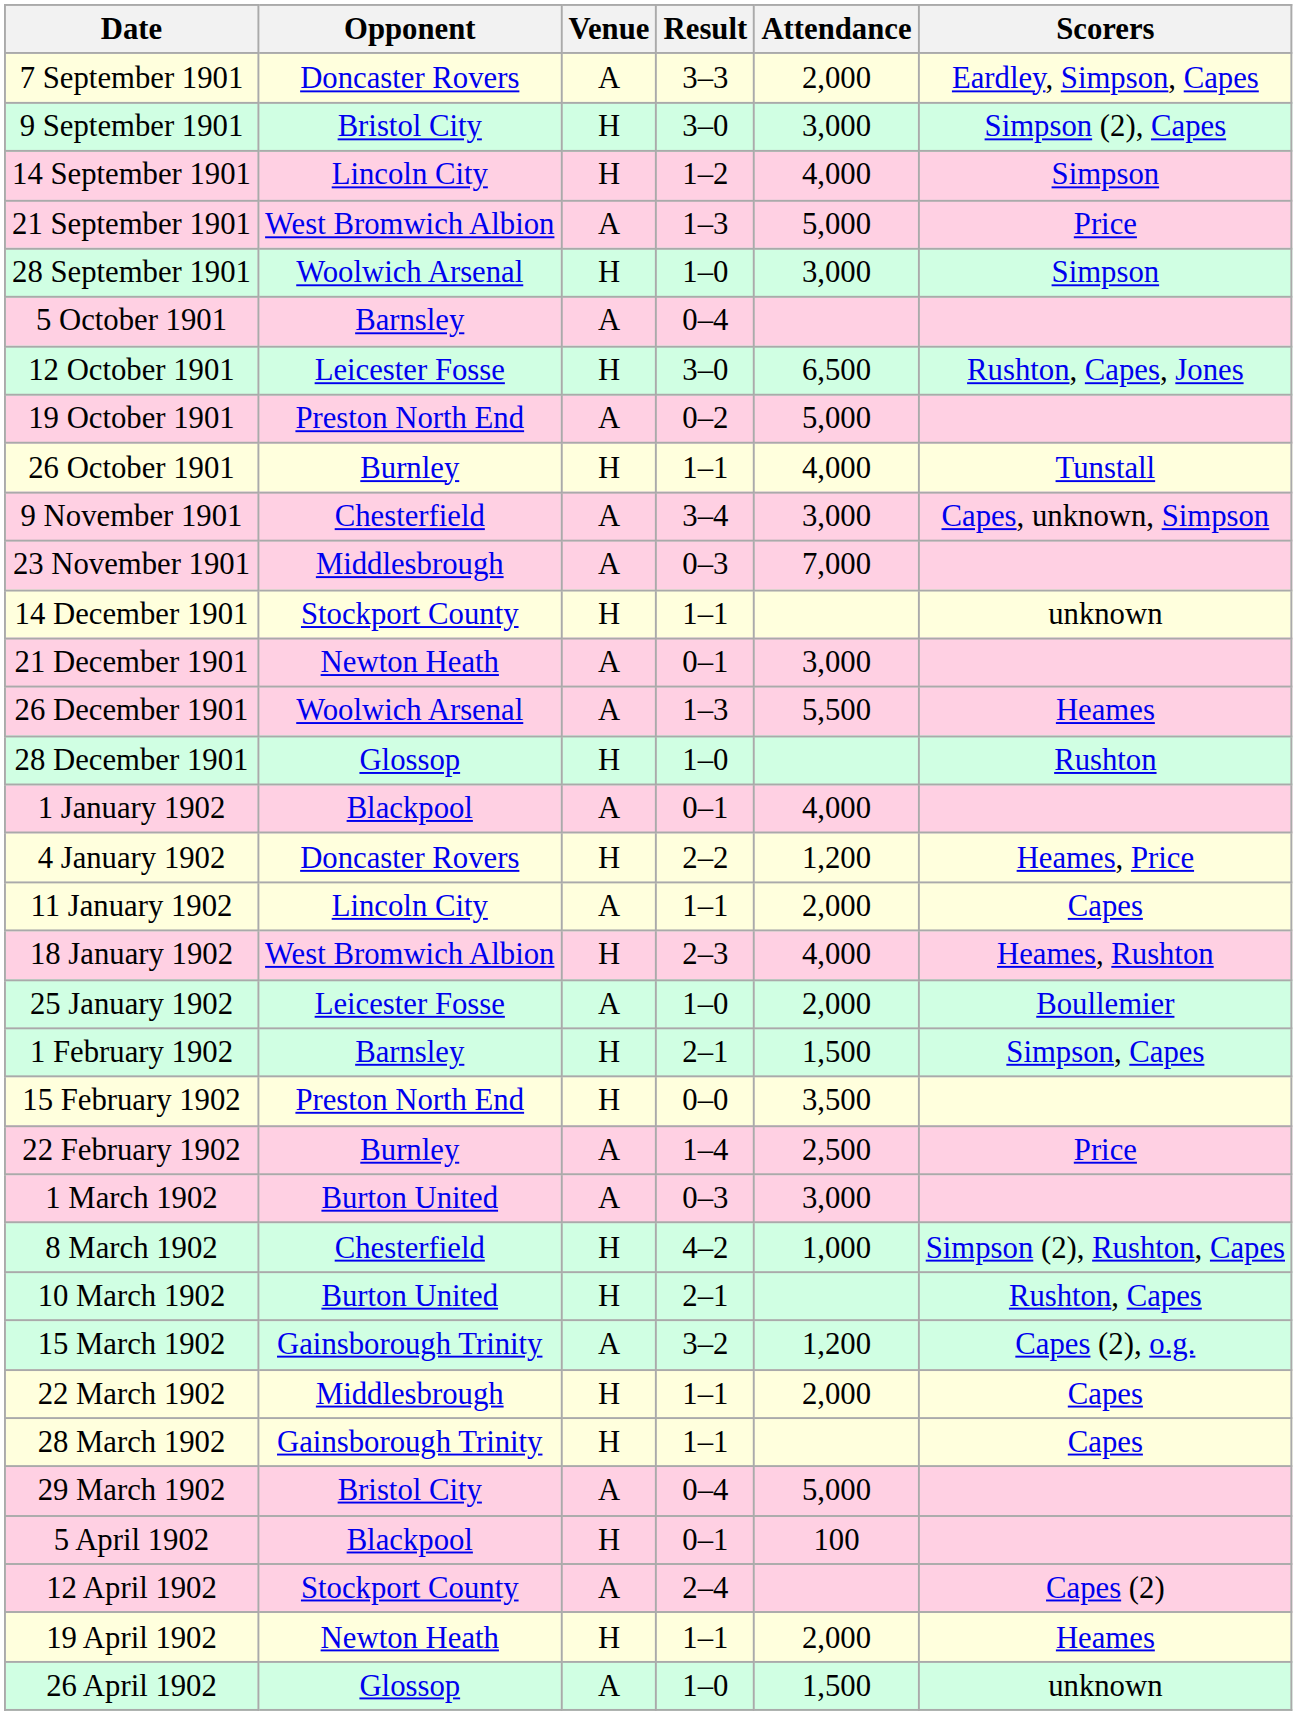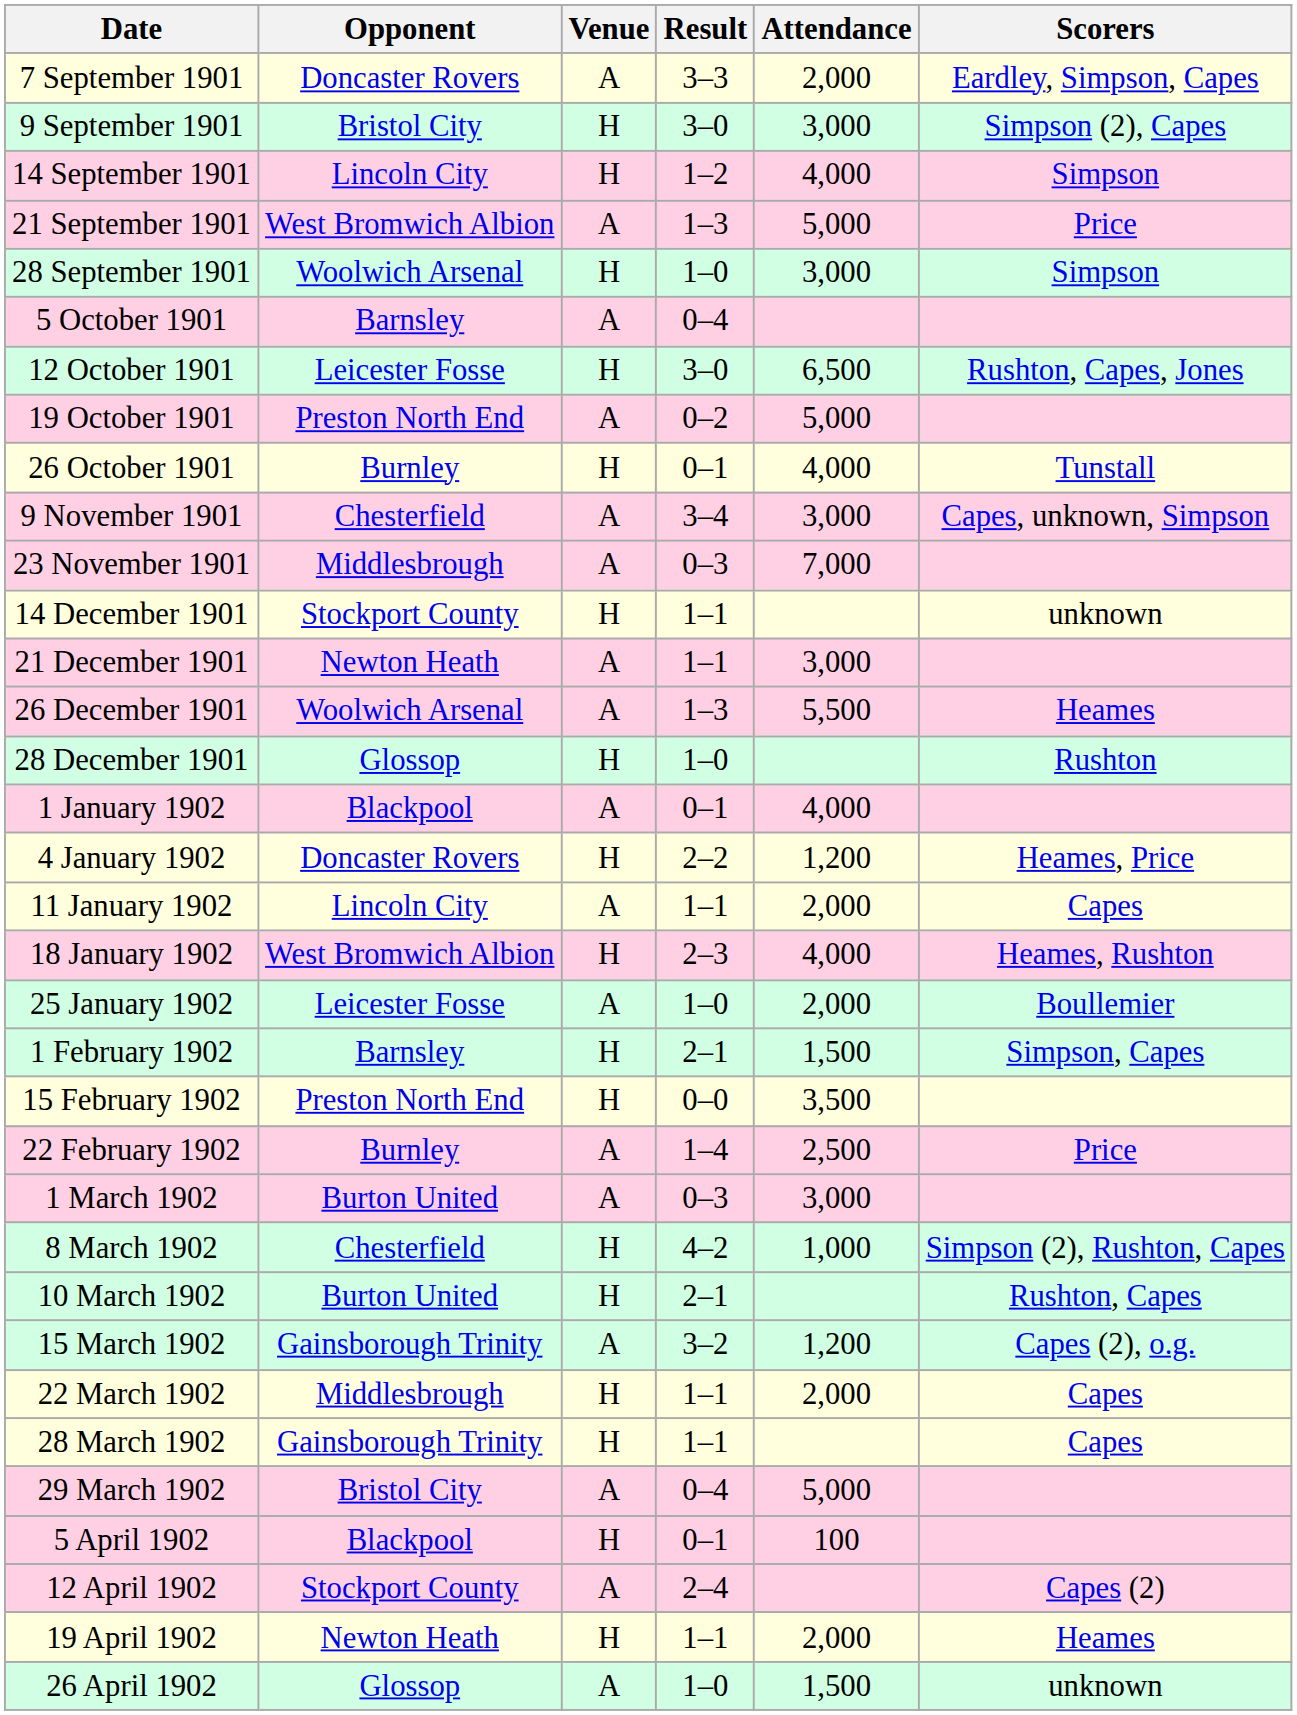(705, 467) 1–1 -> (705, 467) 0–1
(705, 662) 0–1 -> (705, 662) 1–1
